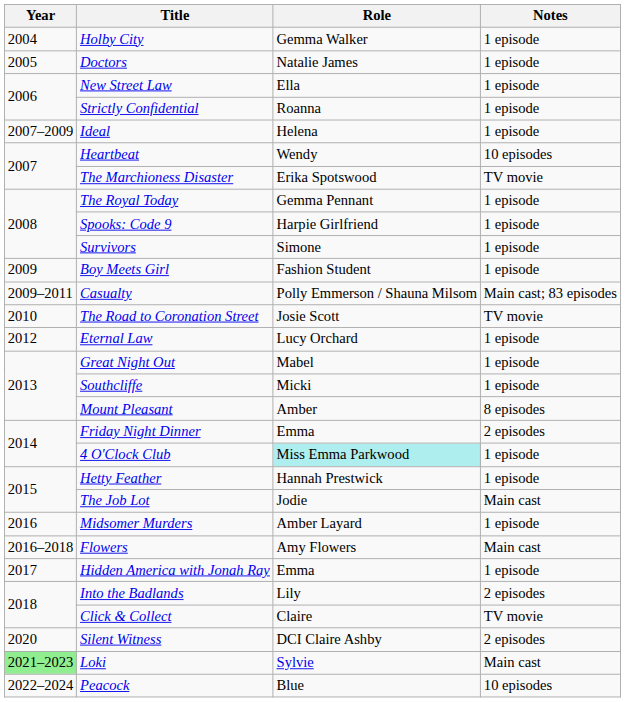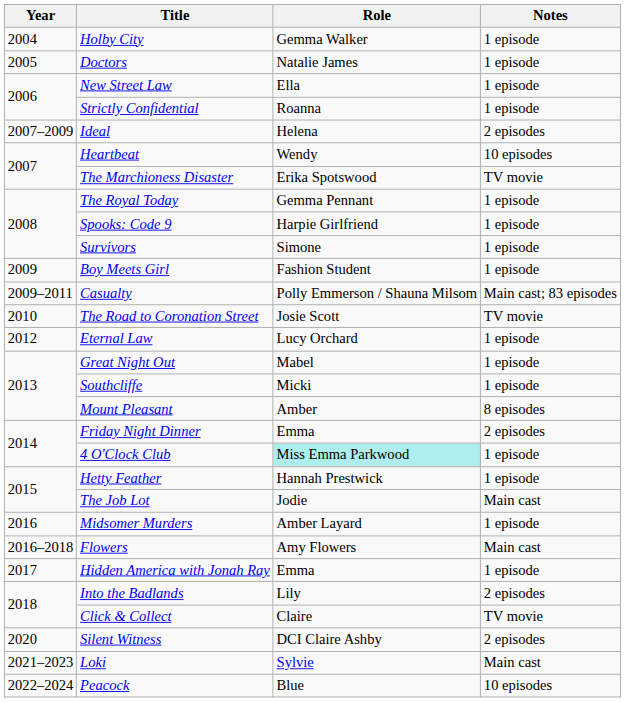(512, 131) 1 episode -> (514, 131) 2 episodes
(41, 662) lightgreen background -> (41, 662) no background
